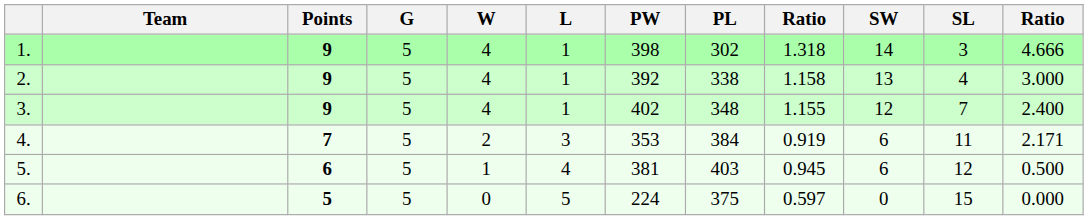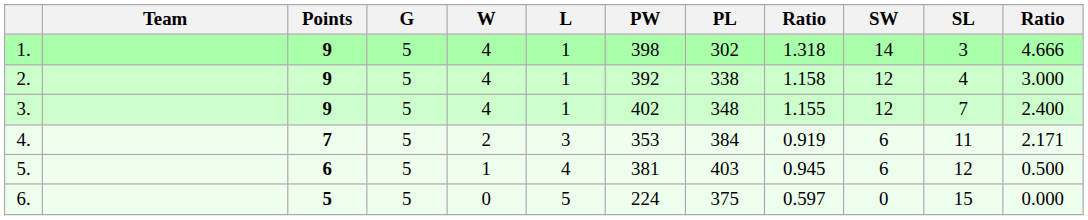(884, 79) 13 -> (884, 79) 12
